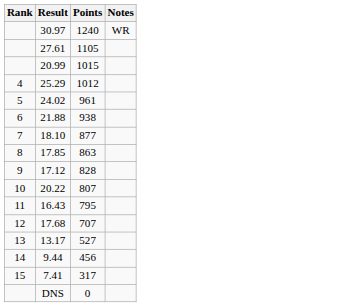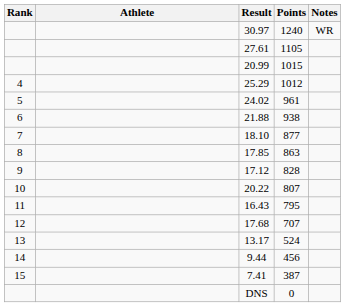+ column: (137, 13)
(88, 240) 527 -> (291, 240) 524
(88, 275) 317 -> (291, 275) 387
